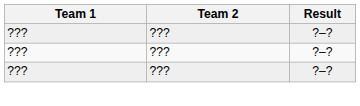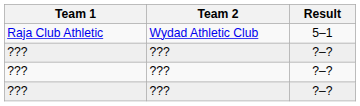+ row: (55, 33)
